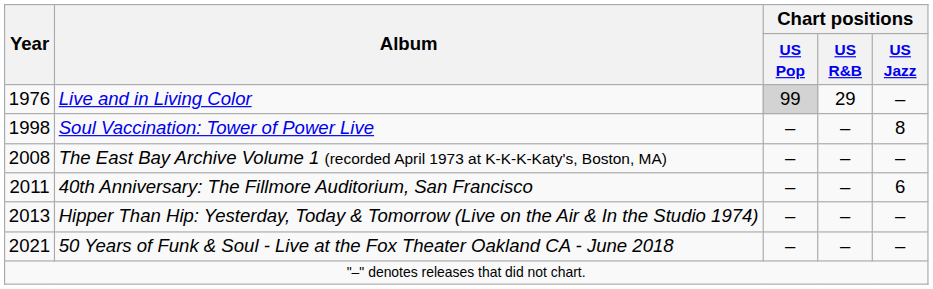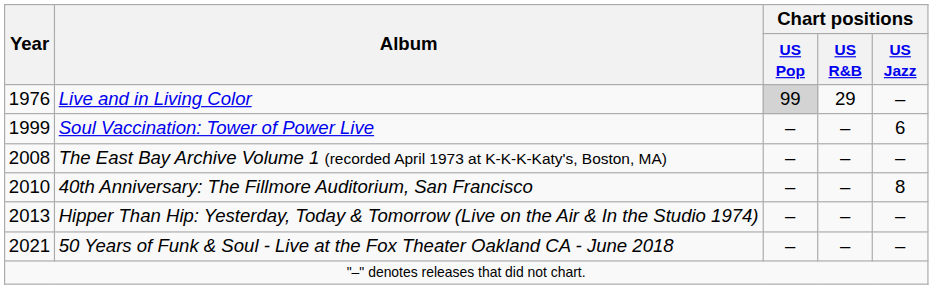(30, 128) 1998 -> (30, 128) 1999
(900, 128) 8 -> (900, 128) 6
(30, 187) 2011 -> (30, 187) 2010
(900, 187) 6 -> (900, 187) 8
